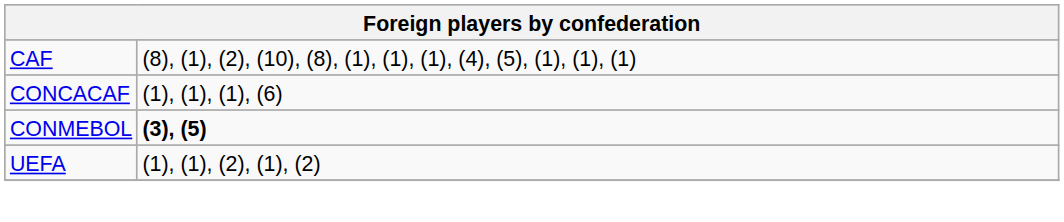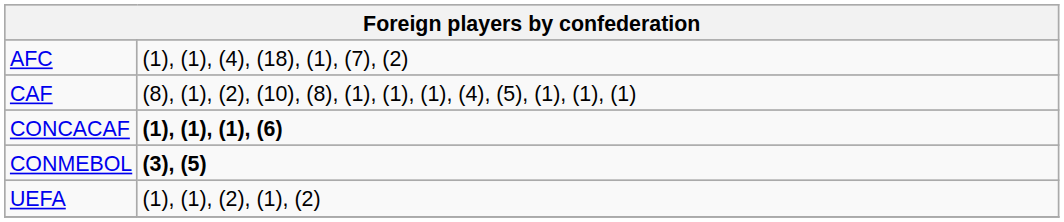+ row: (31, 57)
(212, 93) normal -> (212, 128) bold
